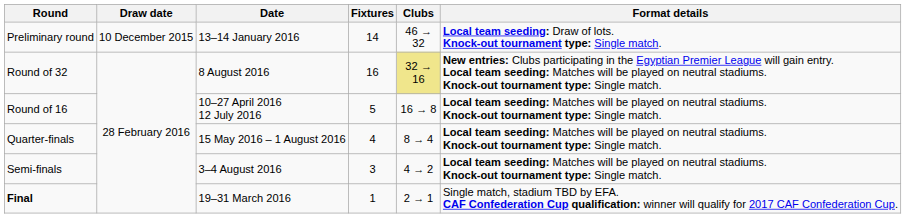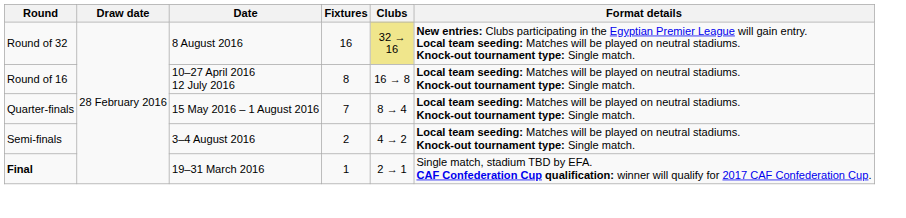- row: (50, 37)
(372, 109) 5 -> (346, 79) 8
(372, 139) 4 -> (346, 109) 7
(372, 169) 3 -> (346, 139) 2
